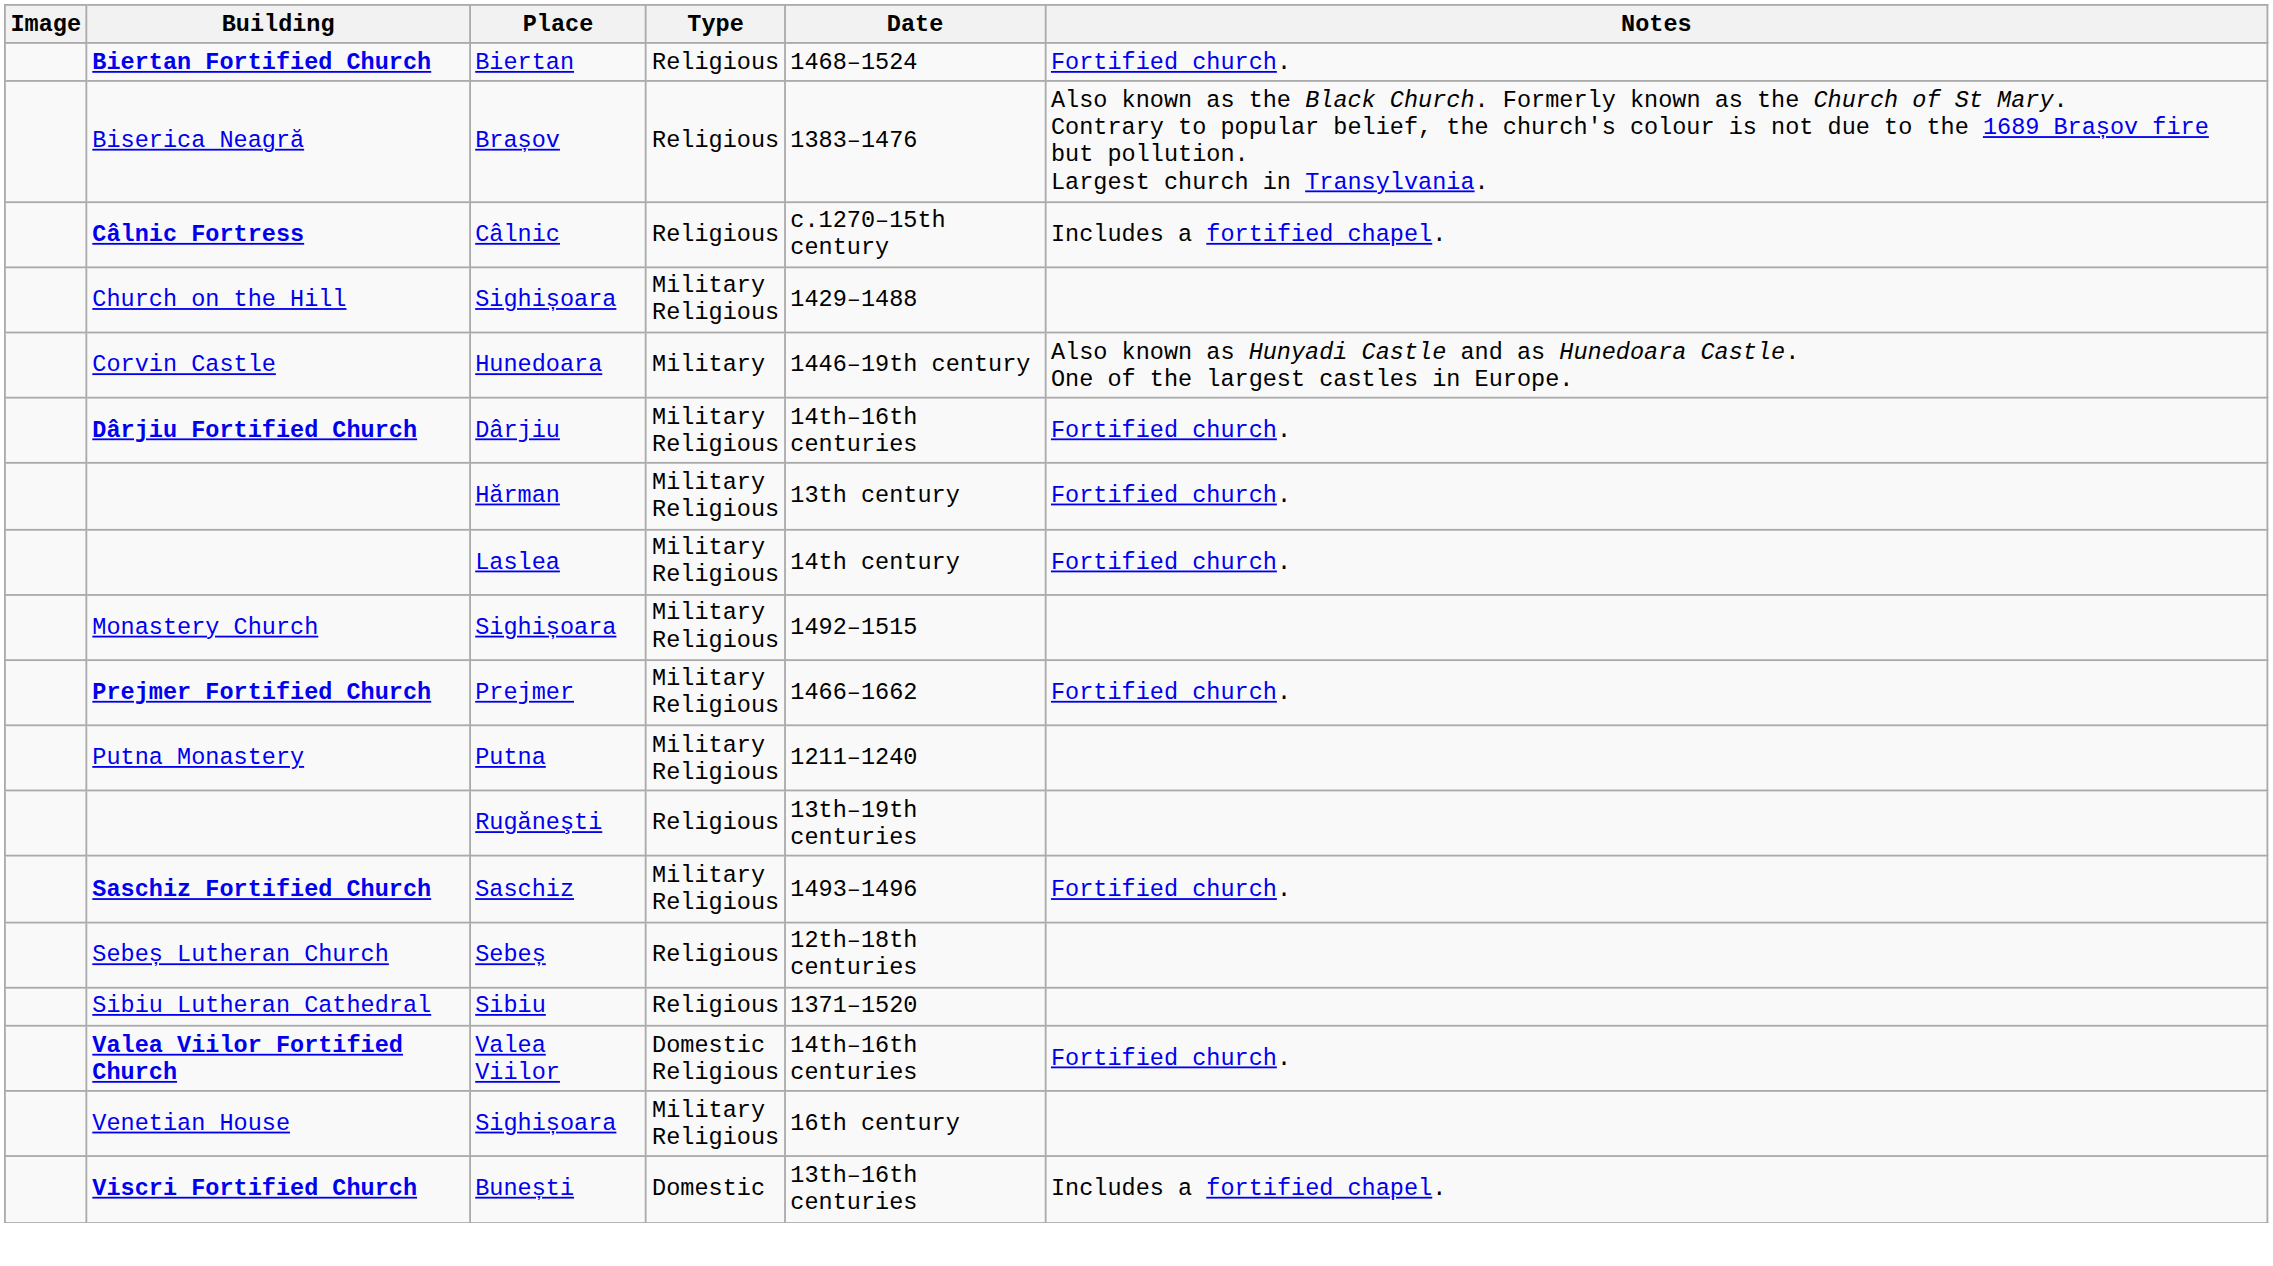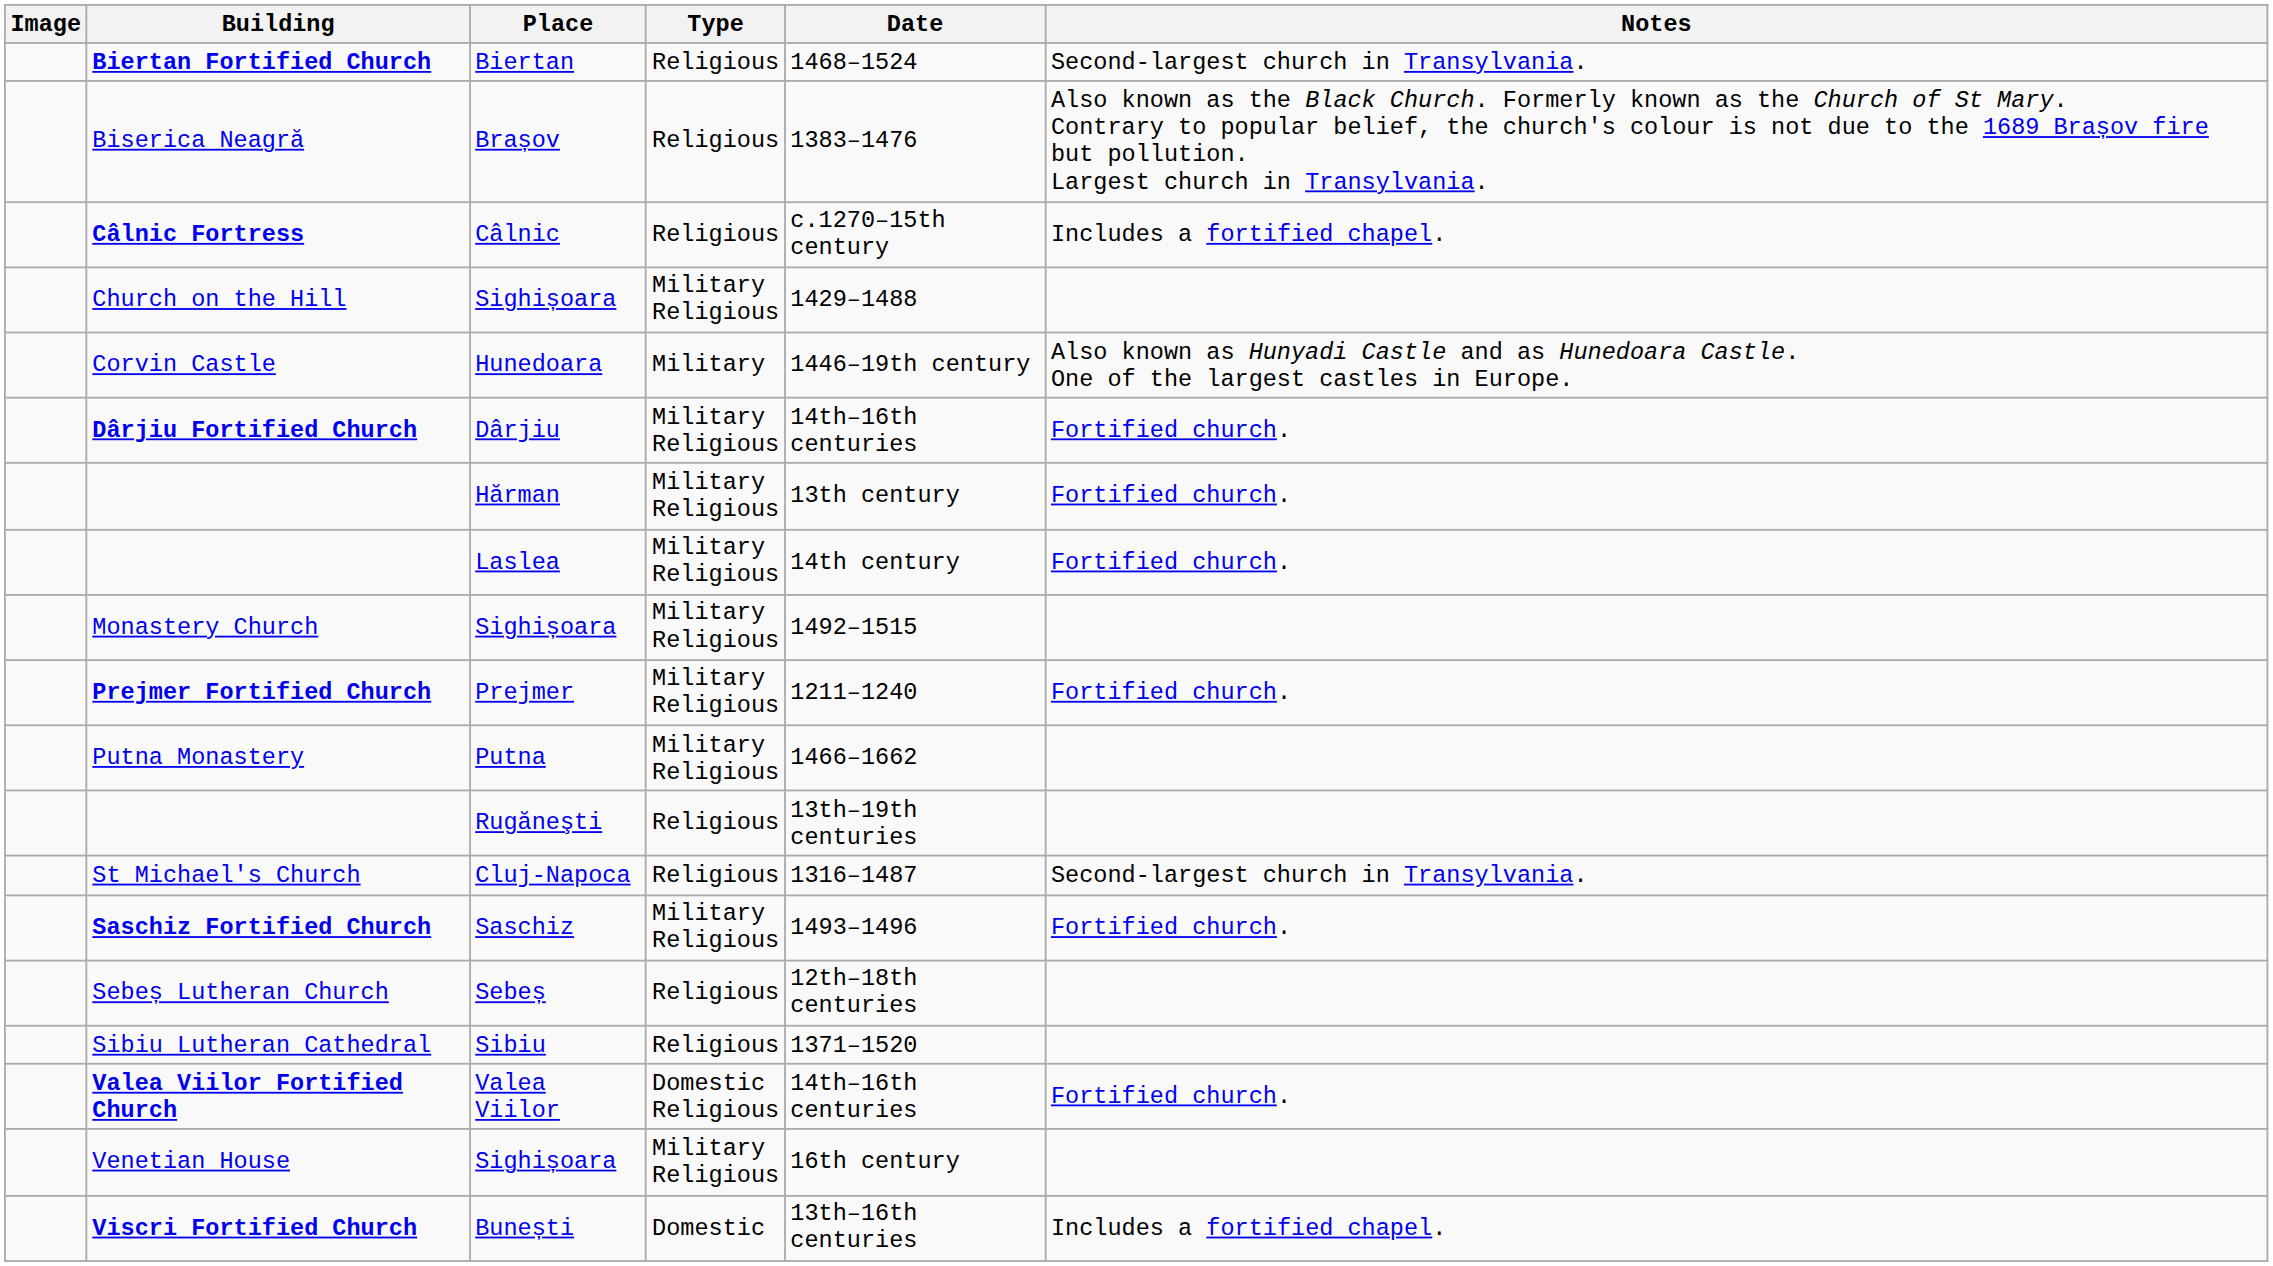(1171, 62) Fortified church. -> (1319, 62) Second-largest church in Transylvania.
(854, 693) 1466–1662 -> (854, 693) 1211–1240
(854, 758) 1211–1240 -> (854, 758) 1466–1662
+ row: (226, 876)
